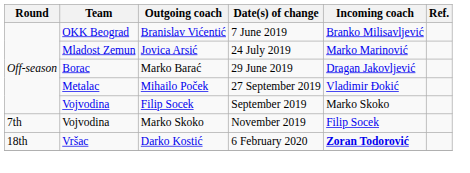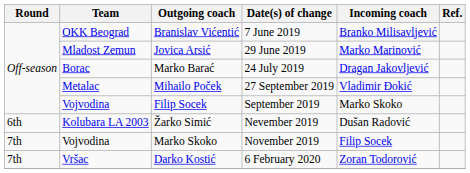(261, 50) 24 July 2019 -> (275, 50) 29 June 2019
(262, 68) 29 June 2019 -> (274, 68) 24 July 2019
+ row: (183, 123)
(17, 141) 18th -> (14, 159) 7th
(368, 141) bold -> (378, 159) normal
